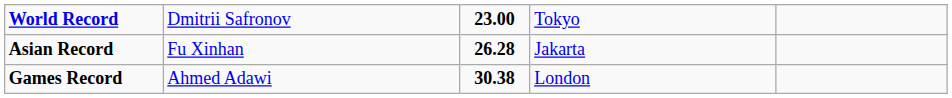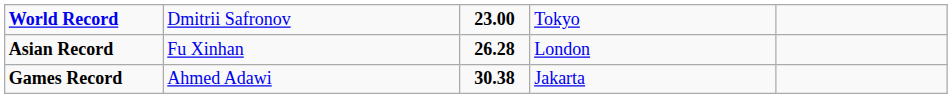(560, 49) Jakarta -> (562, 49) London
(562, 79) London -> (560, 79) Jakarta
